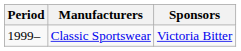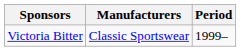columns swapped: (26, 14) <-> (195, 14)
